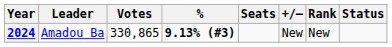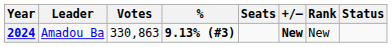(135, 33) 330,865 -> (135, 33) 330,863
(292, 33) normal -> (292, 33) bold
